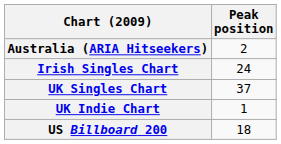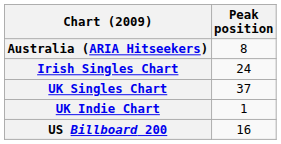(244, 49) 2 -> (244, 49) 8
(244, 129) 18 -> (244, 129) 16
